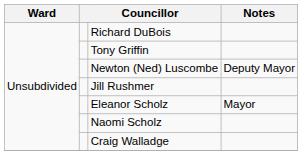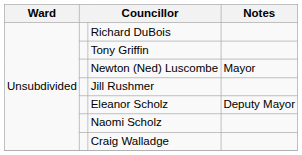(259, 68) Deputy Mayor -> (239, 68) Mayor
(239, 104) Mayor -> (259, 104) Deputy Mayor
